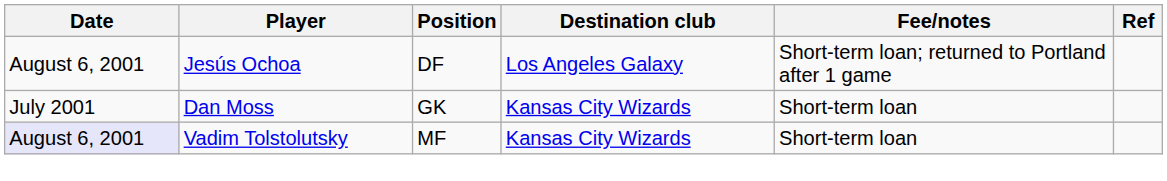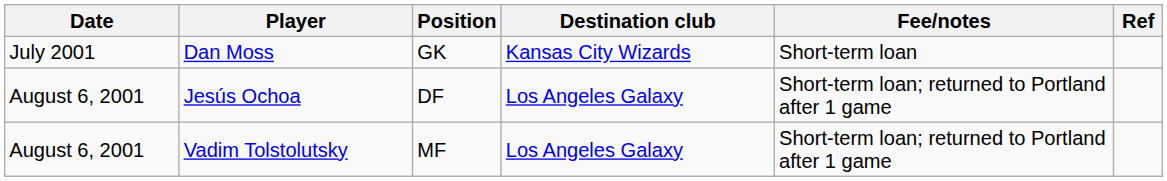rows swapped: (229, 107) <-> (242, 64)
(77, 138) lavender background -> (77, 150) no background
(598, 138) Kansas City Wizards -> (594, 150) Los Angeles Galaxy
(848, 138) Short-term loan -> (942, 150) Short-term loan; returned to Portland after 1 game
